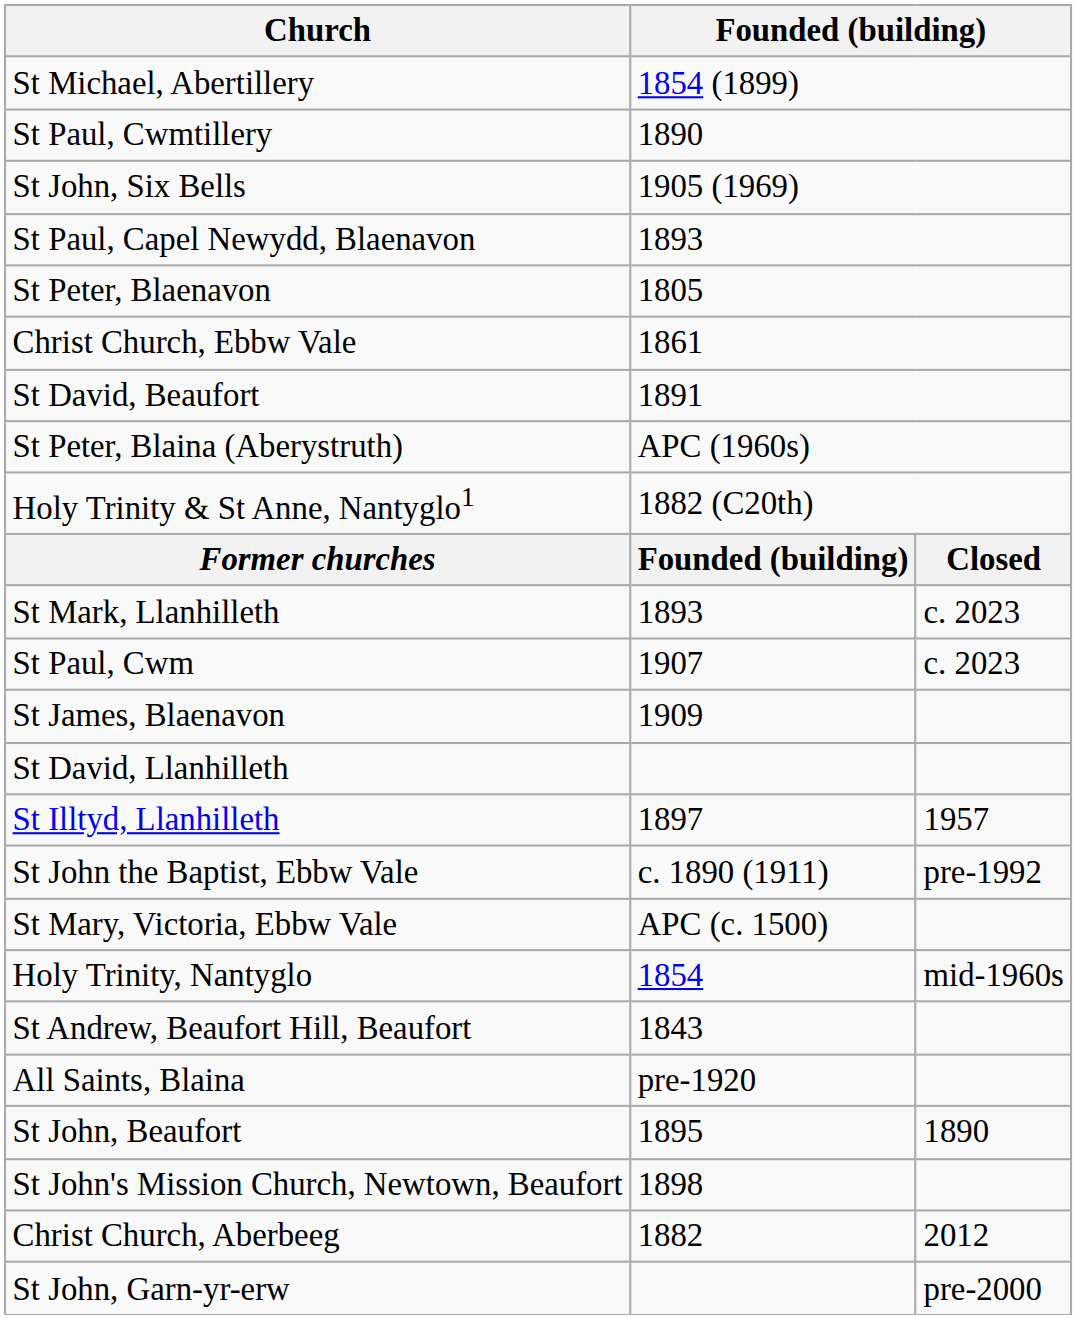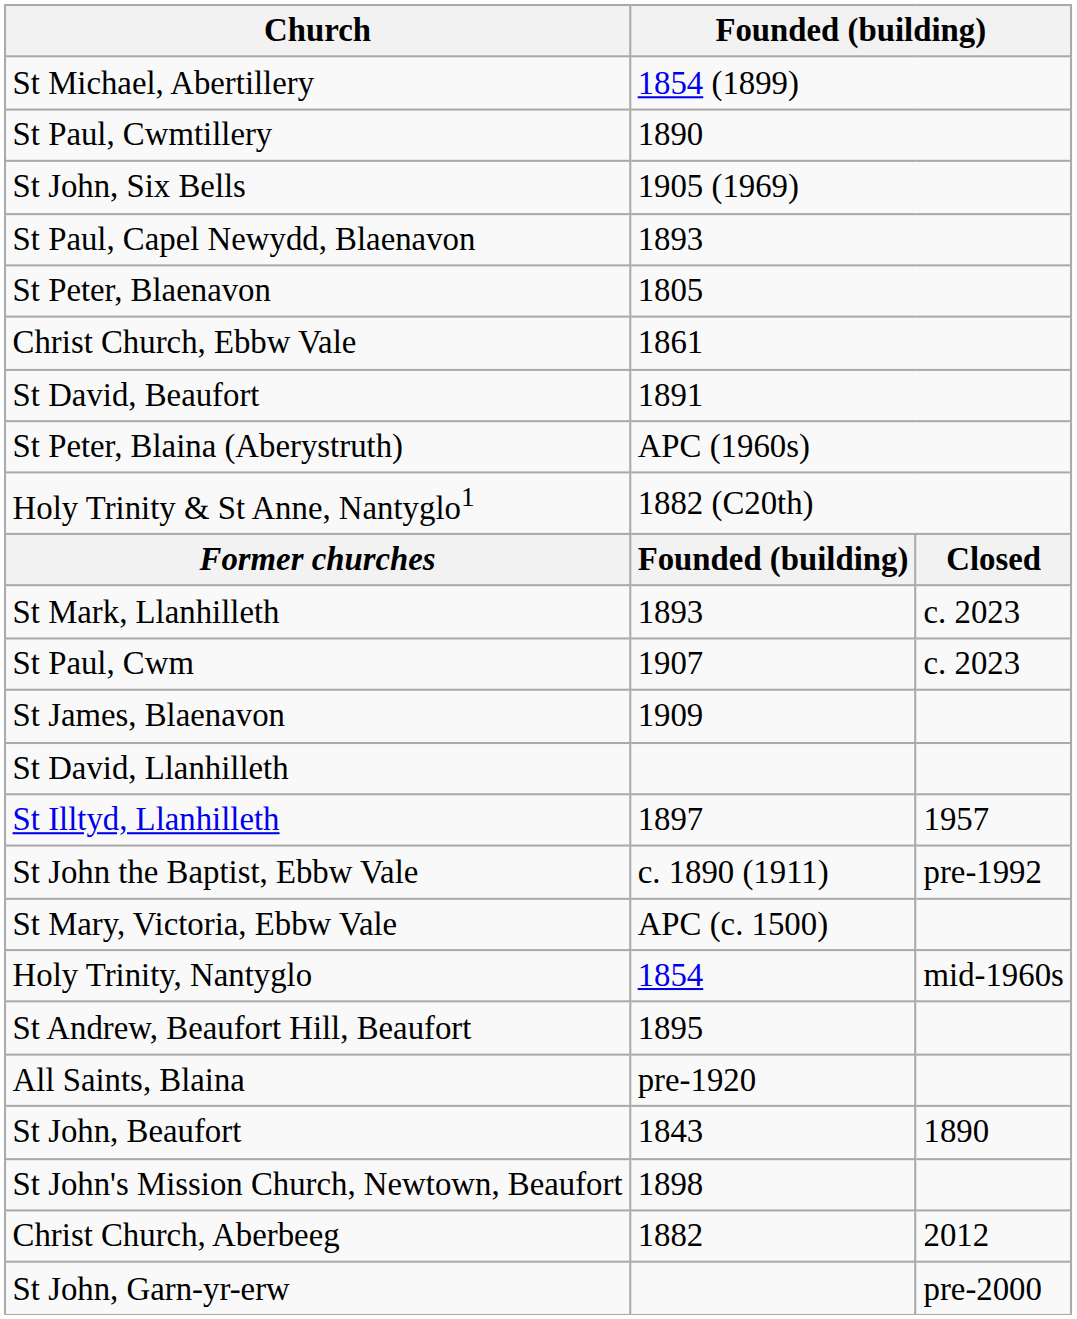(670, 1027) 1843 -> (670, 1027) 1895
(670, 1131) 1895 -> (670, 1131) 1843
